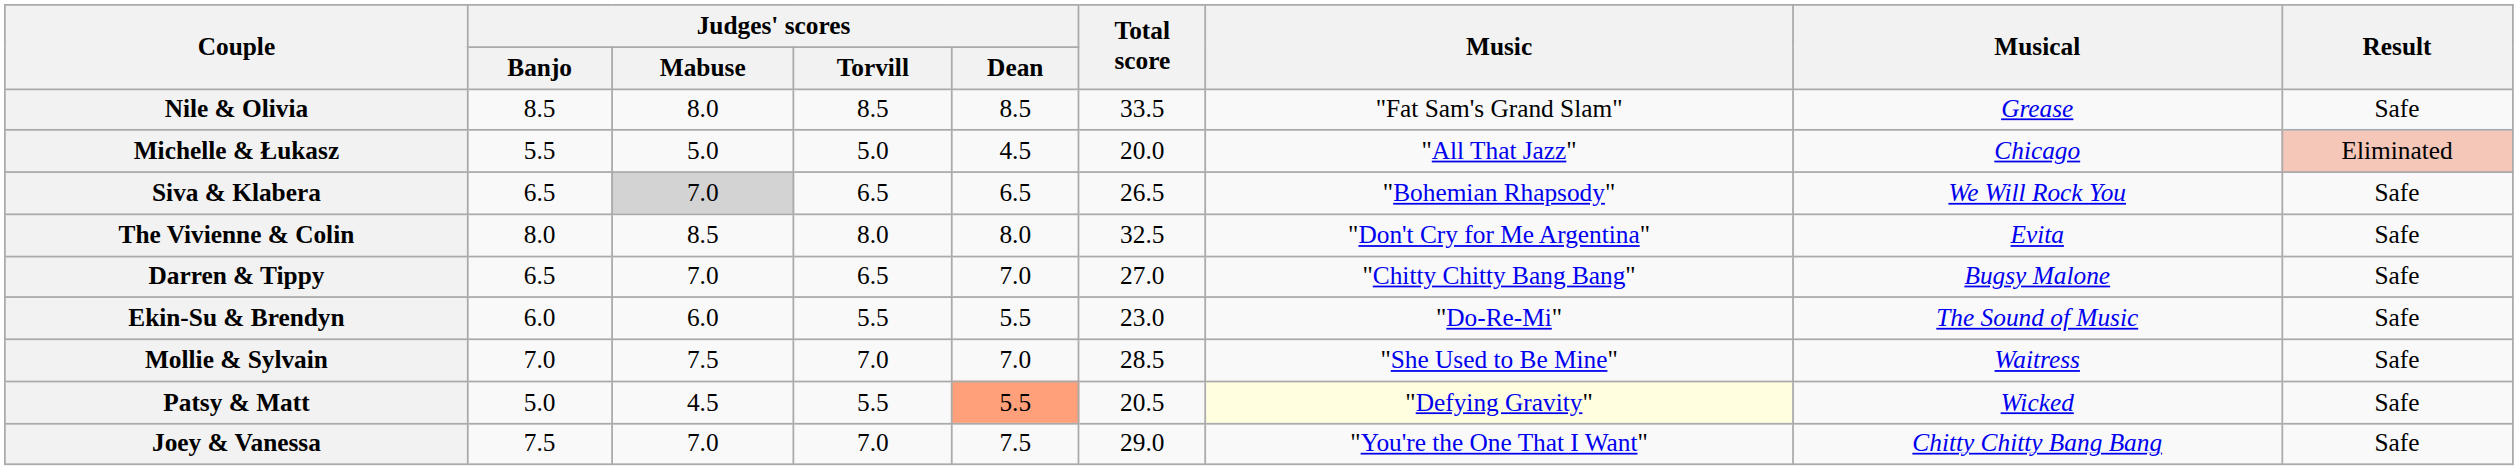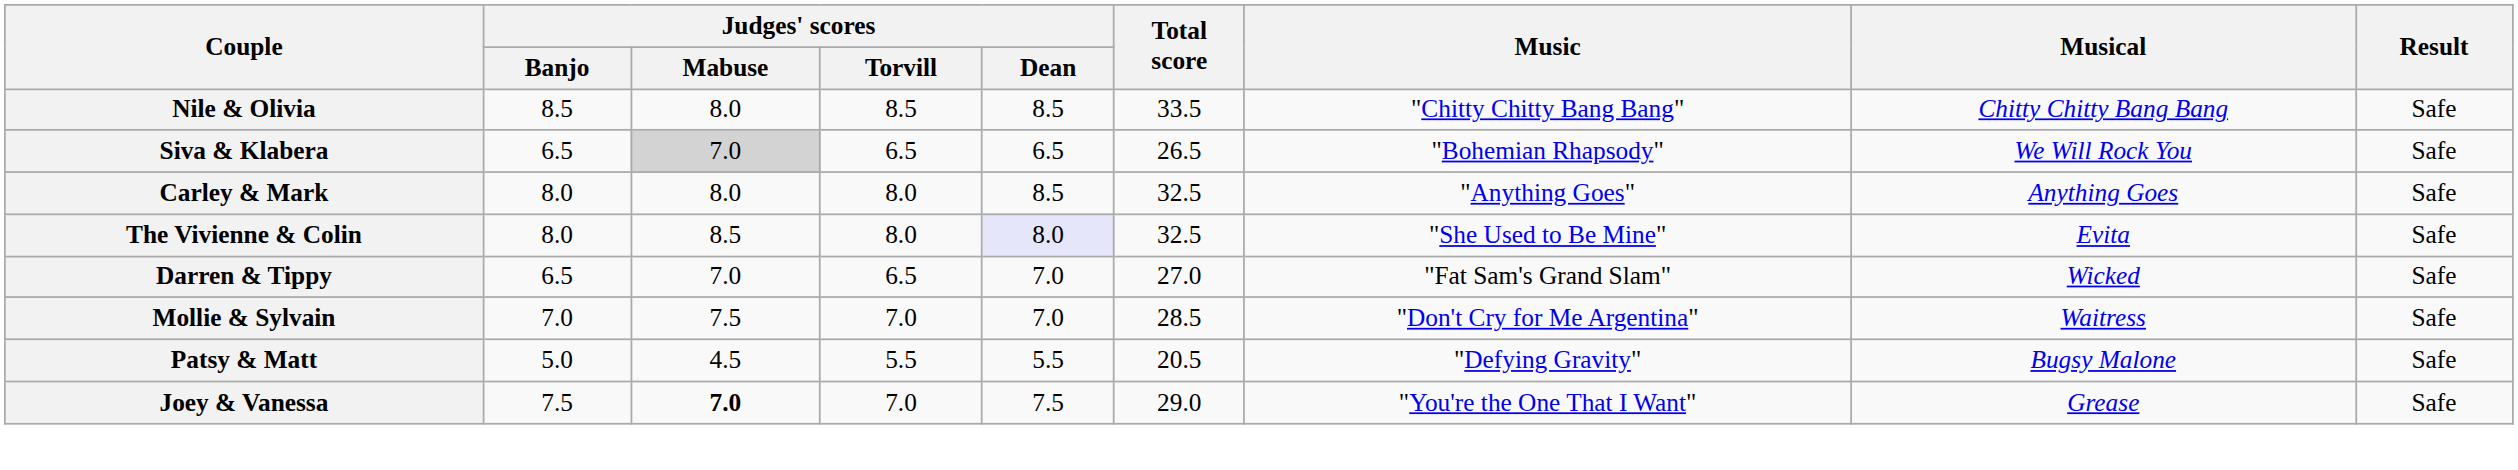(1499, 109) "Fat Sam's Grand Slam" -> (1548, 109) "Chitty Chitty Bang Bang"
(2037, 109) Grease -> (2103, 109) Chitty Chitty Bang Bang
- row: (236, 151)
+ row: (244, 192)
(1015, 234) no background -> (1048, 234) lavender background
(1499, 234) "Don't Cry for Me Argentina" -> (1548, 234) "She Used to Be Mine"
(1499, 276) "Chitty Chitty Bang Bang" -> (1548, 276) "Fat Sam's Grand Slam"
(2037, 276) Bugsy Malone -> (2103, 276) Wicked
- row: (236, 318)
(1499, 360) "She Used to Be Mine" -> (1548, 318) "Don't Cry for Me Argentina"
(1015, 401) lightsalmon background -> (1048, 360) no background
(1499, 401) lightyellow background -> (1548, 360) no background
(2037, 401) Wicked -> (2103, 360) Bugsy Malone
(703, 443) normal -> (725, 401) bold
(2037, 443) Chitty Chitty Bang Bang -> (2103, 401) Grease
